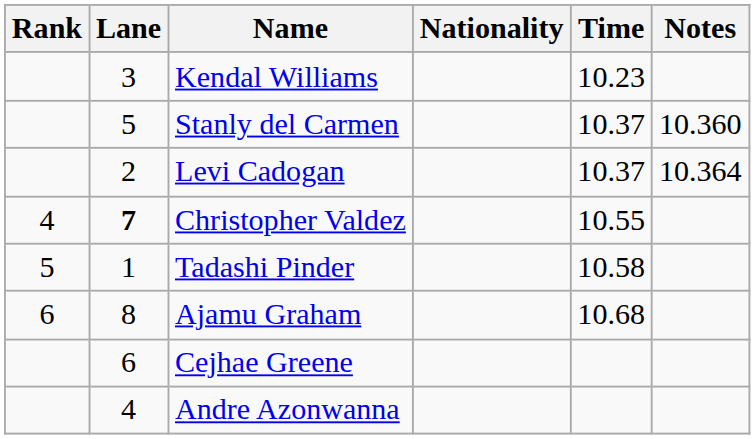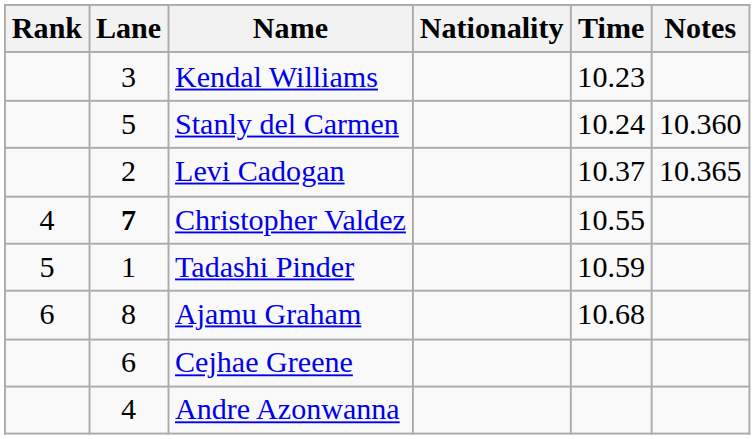(611, 123) 10.37 -> (611, 123) 10.24
(700, 171) 10.364 -> (700, 171) 10.365
(611, 266) 10.58 -> (611, 266) 10.59
